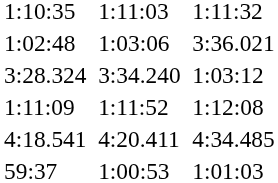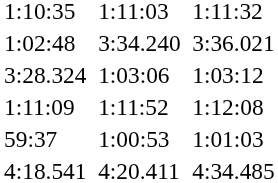(134, 43) 1:03:06 -> (139, 43) 3:34.240
(139, 75) 3:34.240 -> (134, 75) 1:03:06
rows swapped: (31, 171) <-> (45, 139)
